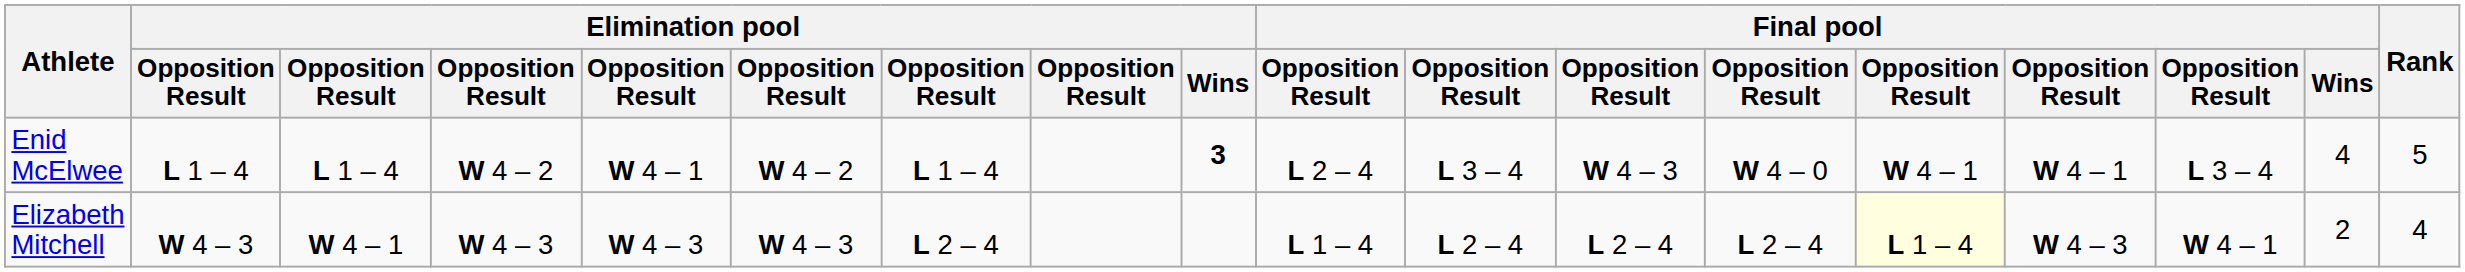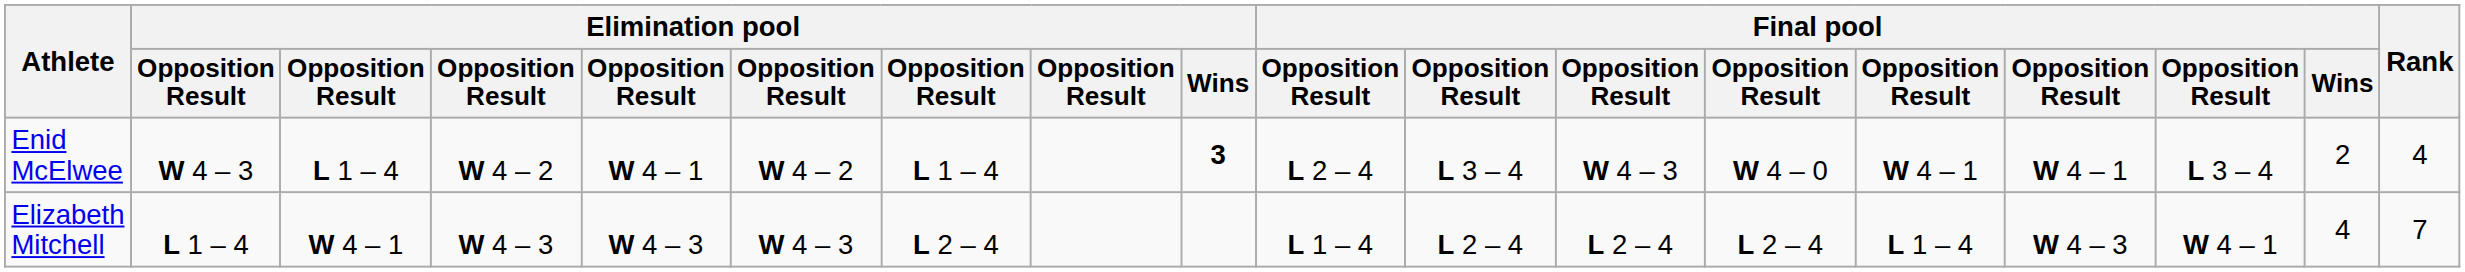(206, 171) L 1 – 4 -> (206, 171) W 4 – 3
(2343, 155) 4 -> (2343, 155) 2
(2420, 155) 5 -> (2420, 155) 4
(206, 245) W 4 – 3 -> (206, 245) L 1 – 4
(1930, 245) lightyellow background -> (1930, 245) no background
(2343, 229) 2 -> (2343, 229) 4
(2420, 229) 4 -> (2420, 229) 7
